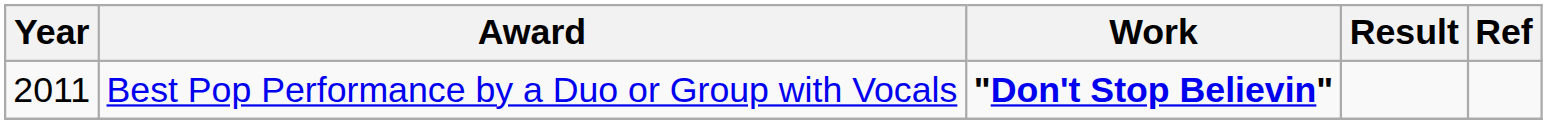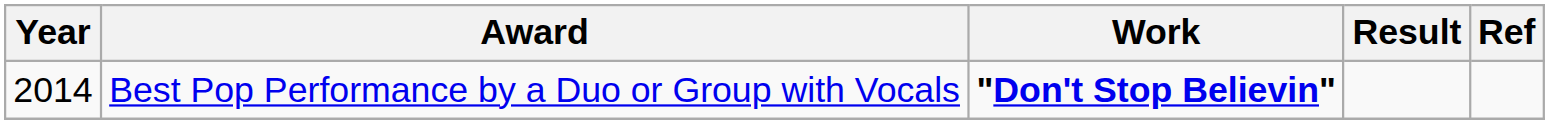(52, 89) 2011 -> (53, 89) 2014
